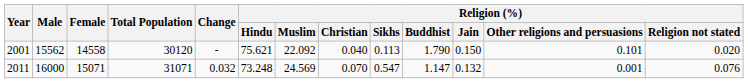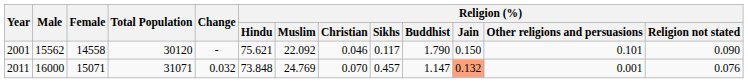(355, 50) 0.040 -> (355, 50) 0.046
(387, 50) 0.113 -> (387, 50) 0.117
(727, 50) 0.020 -> (727, 50) 0.090
(257, 68) 73.248 -> (257, 68) 73.848
(300, 68) 24.569 -> (300, 68) 24.769
(387, 68) 0.547 -> (387, 68) 0.457
(468, 68) no background -> (468, 68) lightsalmon background
